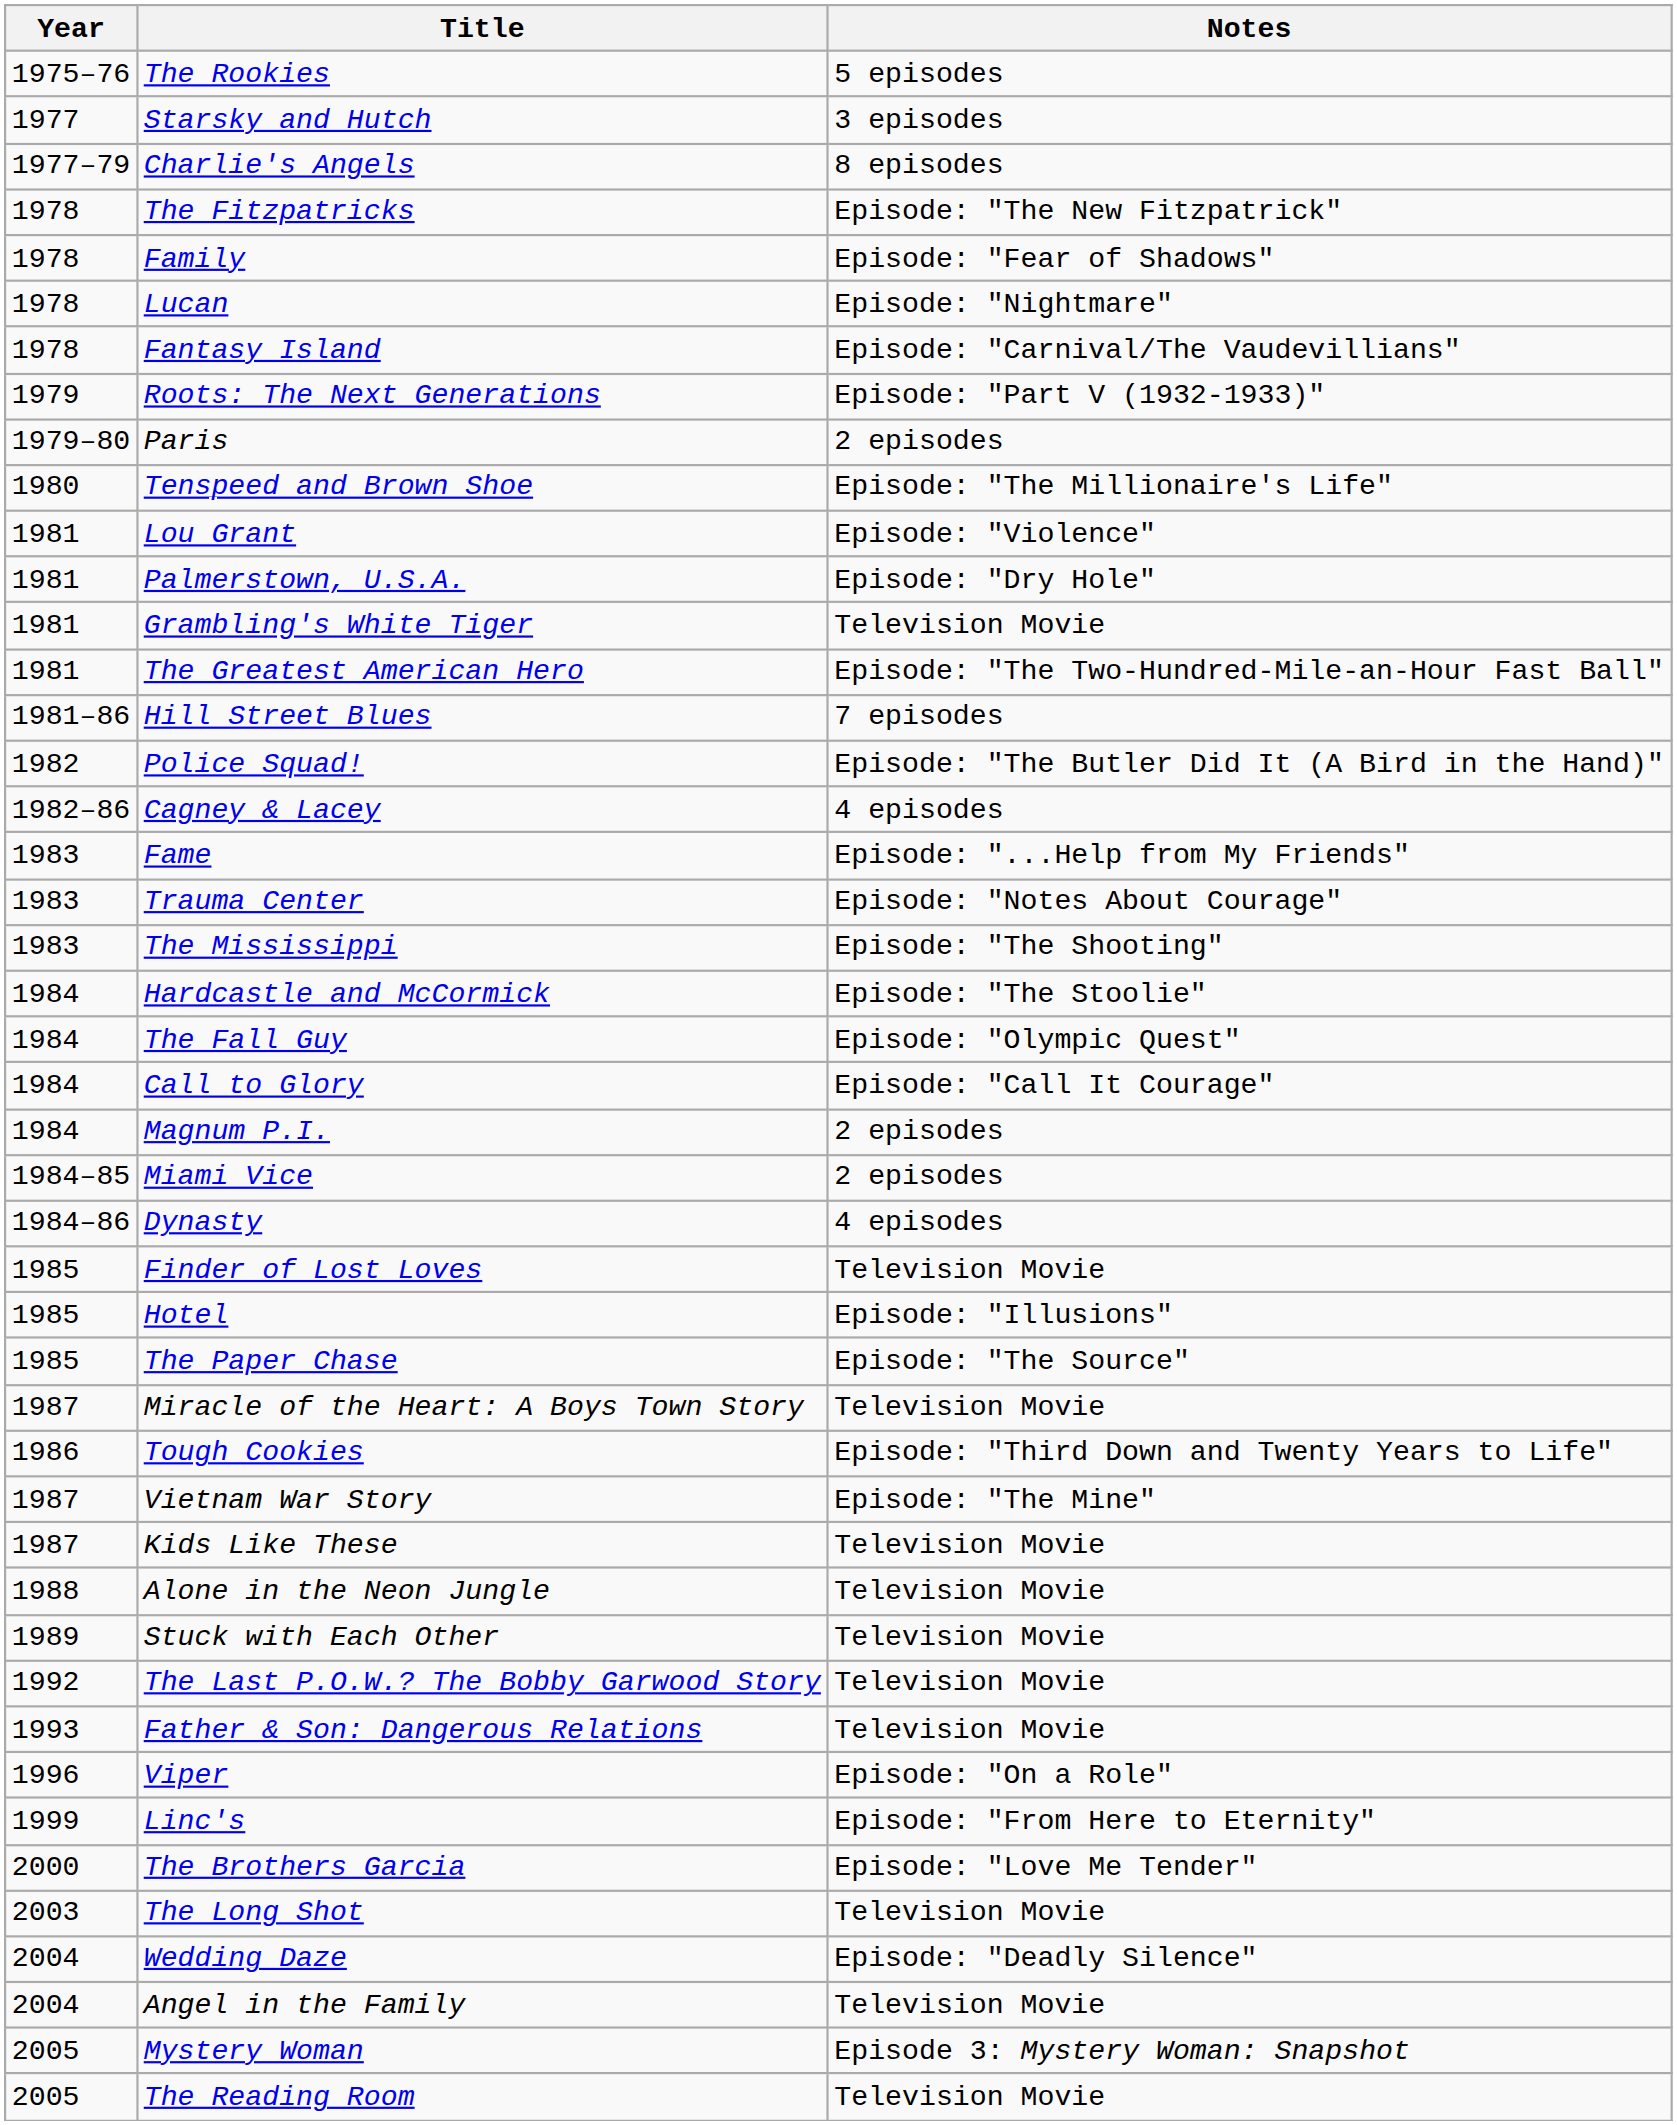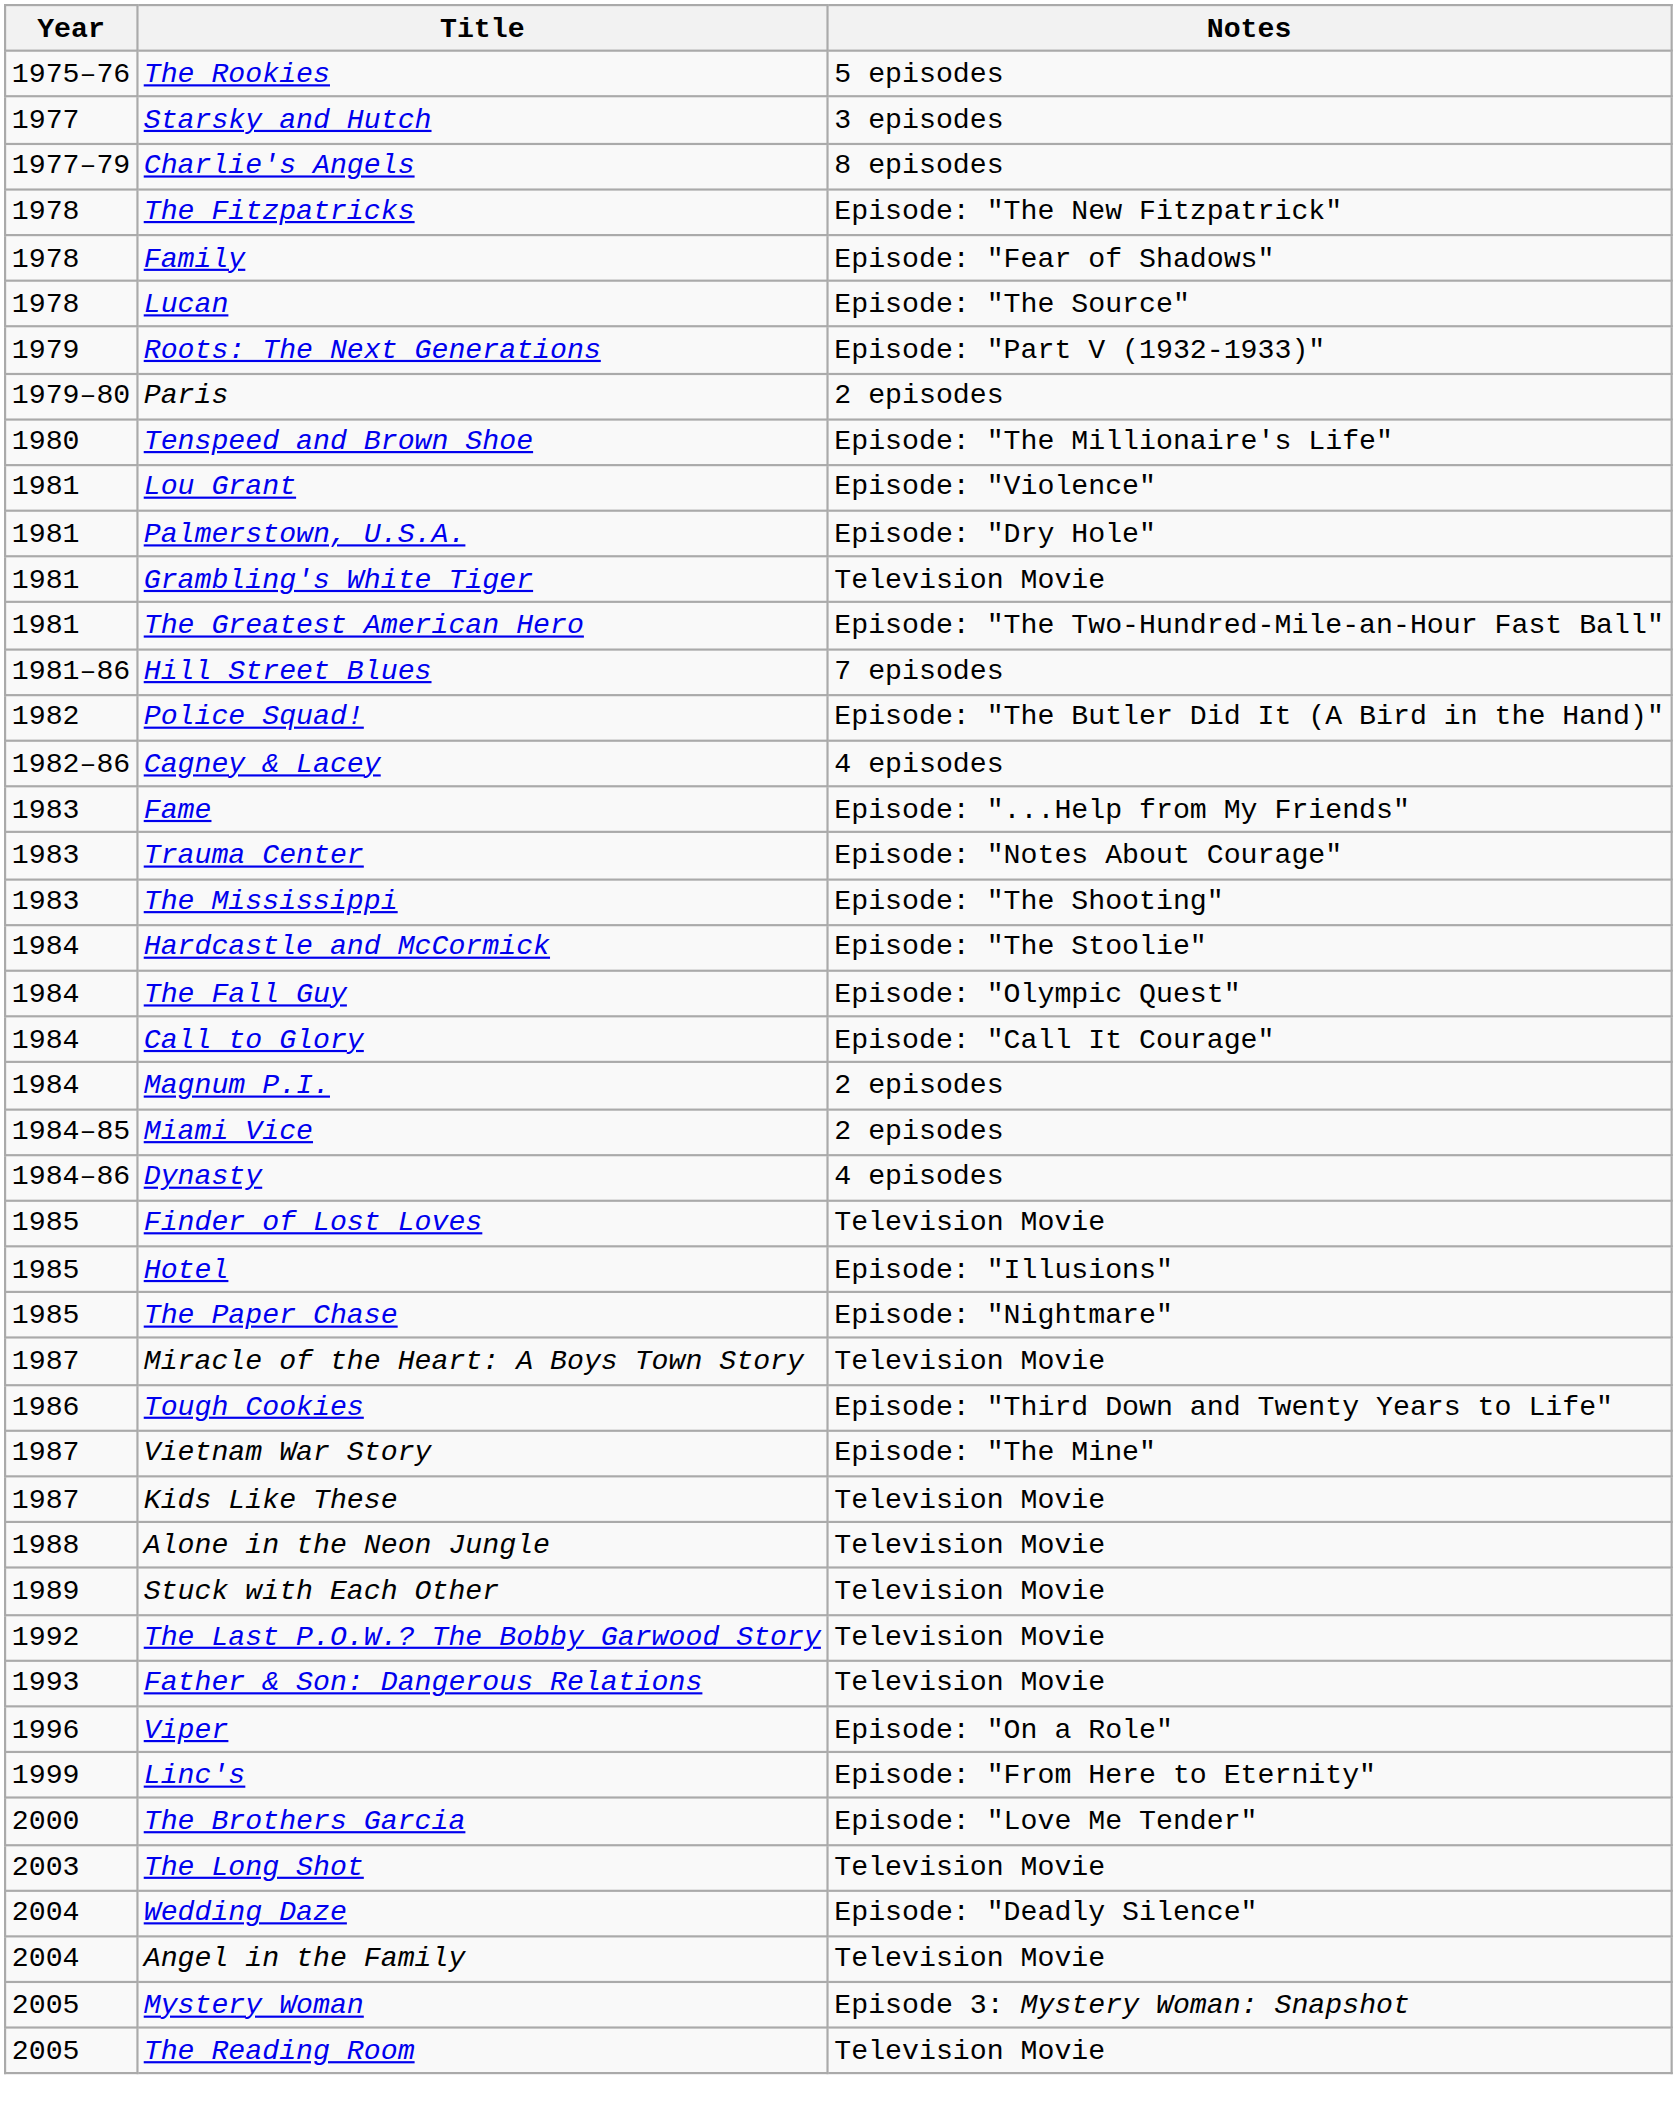(1004, 304) Episode: "Nightmare" -> (1012, 304) Episode: "The Source"
- row: (262, 350)
(1012, 1361) Episode: "The Source" -> (1004, 1315) Episode: "Nightmare"
